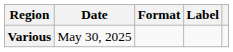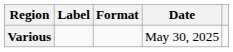columns swapped: (94, 15) <-> (203, 15)
